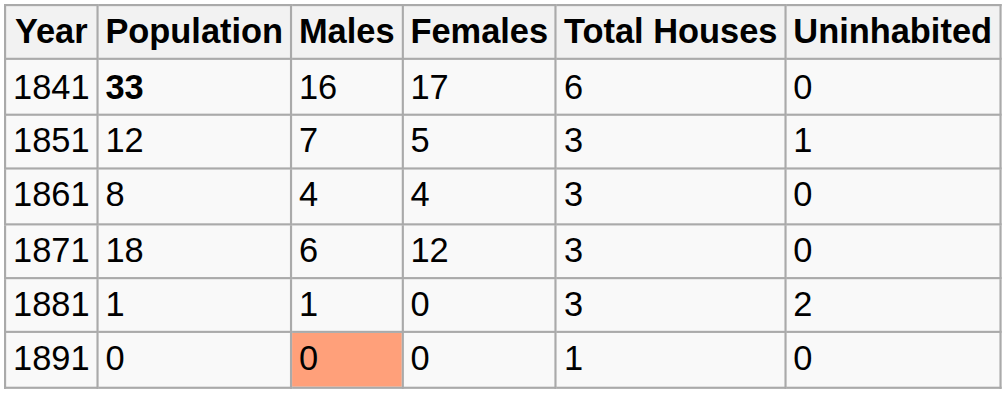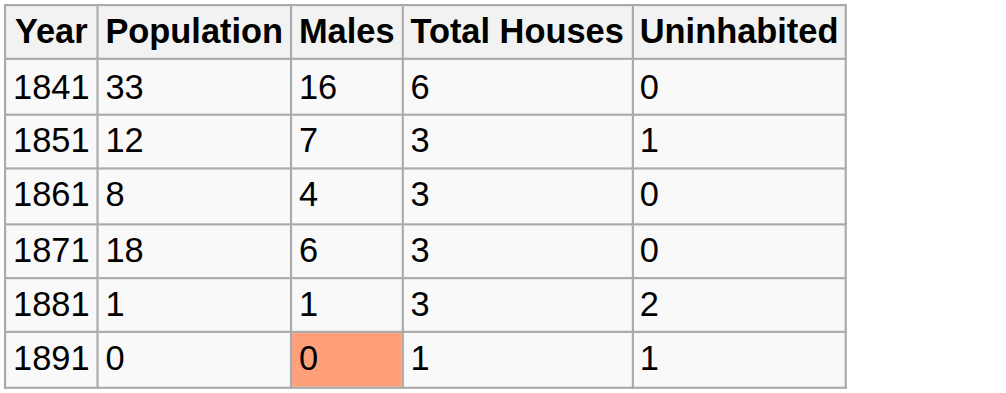- column: (479, 31)
(125, 86) bold -> (125, 86) normal
(803, 359) 0 -> (649, 359) 1
